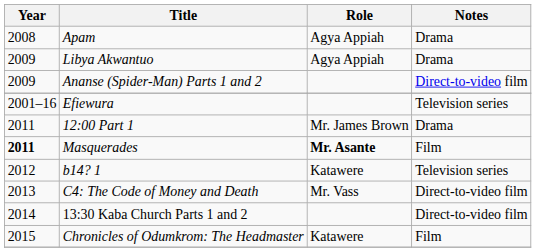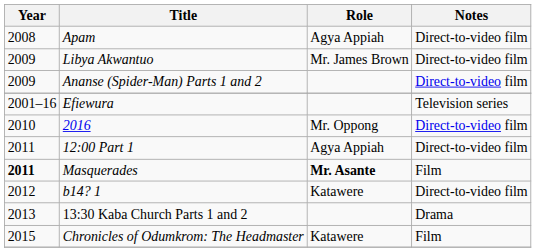(434, 37) Drama -> (471, 37) Direct-to-video film
(347, 59) Agya Appiah -> (359, 59) Mr. James Brown
(434, 59) Drama -> (471, 59) Direct-to-video film
+ row: (77, 125)
(359, 125) Mr. James Brown -> (347, 147) Agya Appiah
(434, 125) Drama -> (471, 147) Direct-to-video film
(462, 170) Television series -> (471, 192) Direct-to-video film
- row: (161, 192)
(22, 214) 2014 -> (22, 214) 2013
(471, 214) Direct-to-video film -> (434, 214) Drama
